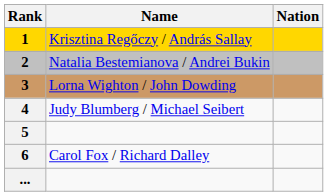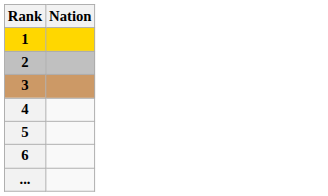- column: (159, 16)
